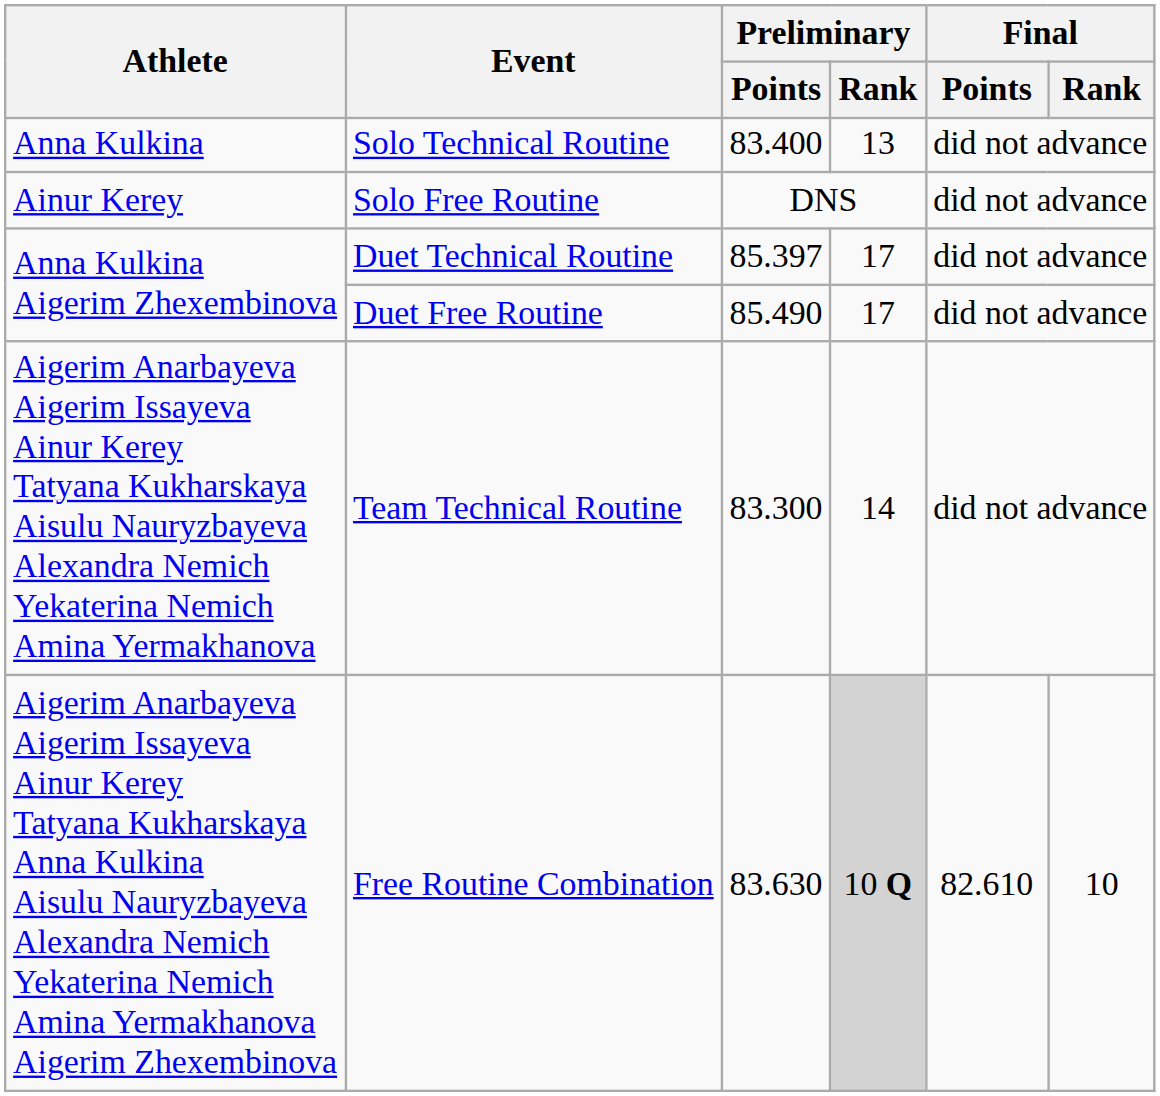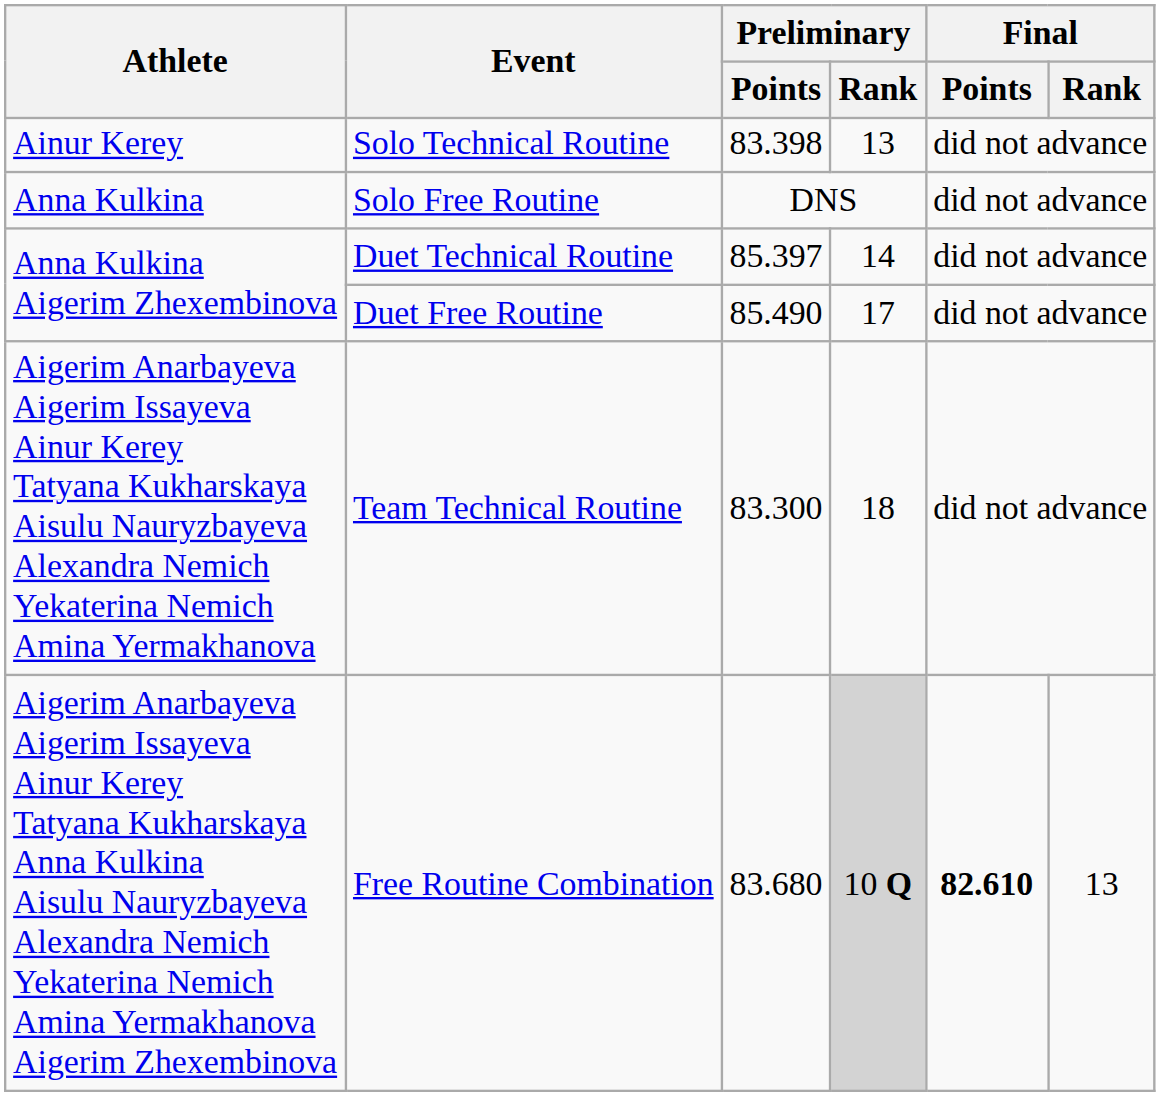(108, 144) Anna Kulkina -> (98, 144) Ainur Kerey
(776, 144) 83.400 -> (776, 144) 83.398
(98, 200) Ainur Kerey -> (108, 200) Anna Kulkina
(878, 256) 17 -> (878, 256) 14
(878, 507) 14 -> (878, 507) 18
(776, 882) 83.630 -> (776, 882) 83.680
(987, 882) normal -> (987, 882) bold
(1102, 882) 10 -> (1102, 882) 13
